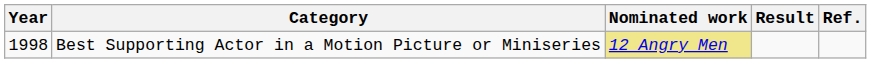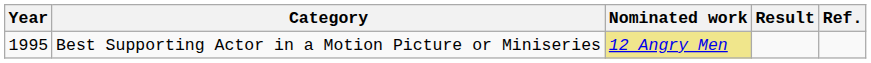(28, 45) 1998 -> (28, 45) 1995
